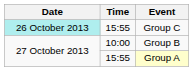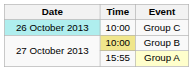(118, 27) 15:55 -> (118, 27) 10:00
(118, 43) no background -> (118, 43) khaki background
